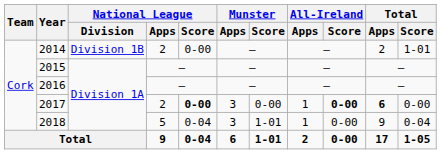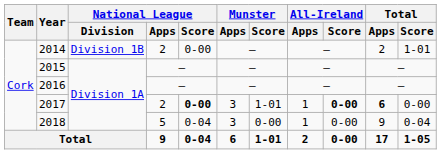(268, 103) 0-00 -> (268, 103) 1-01
(268, 121) 1-01 -> (268, 121) 0-00
